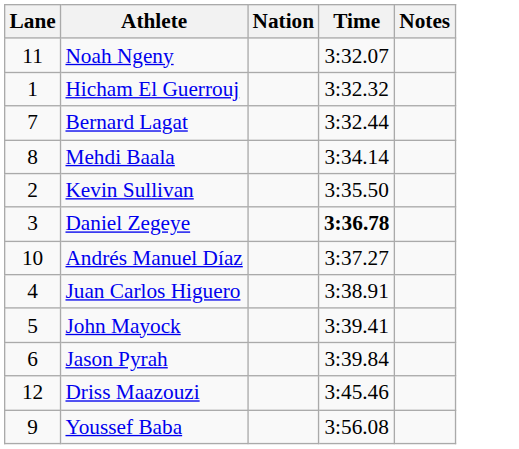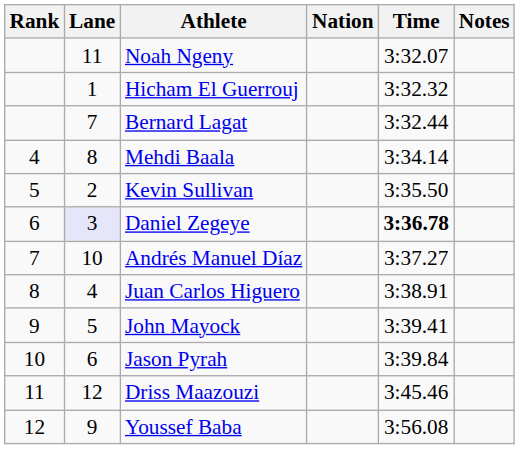+ column: (34, 21)
(33, 223) no background -> (92, 223) lavender background
